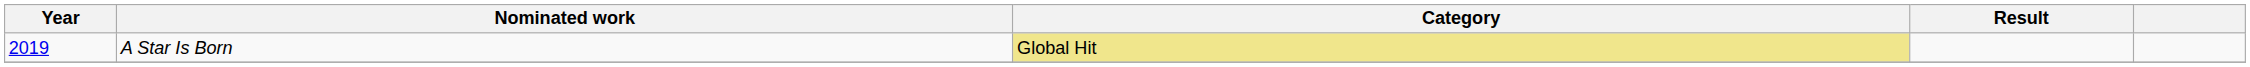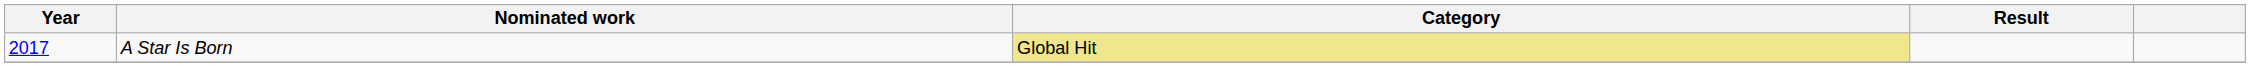(29, 47) 2019 -> (29, 47) 2017
